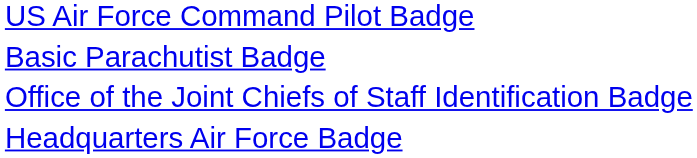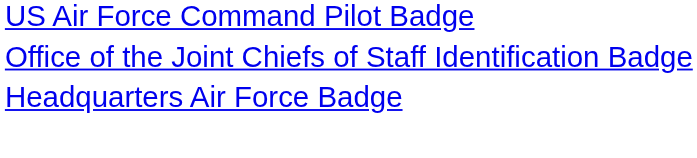- row: (165, 57)
